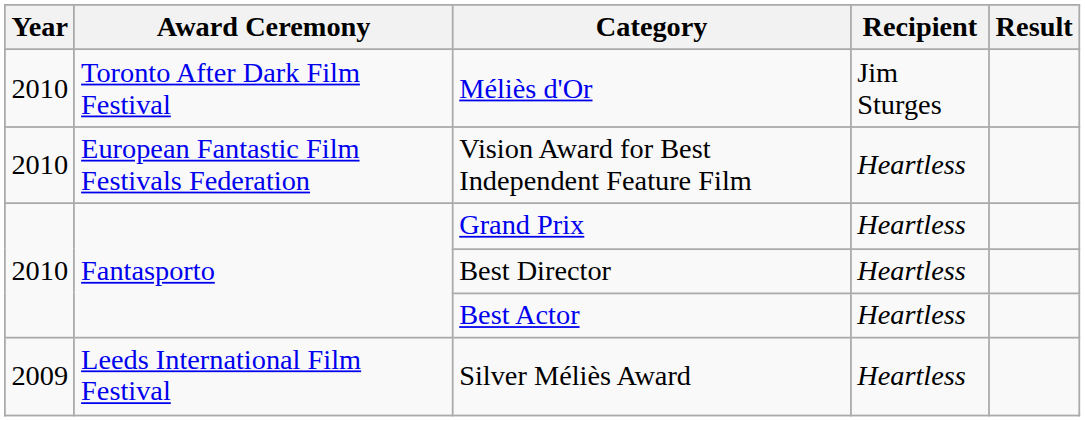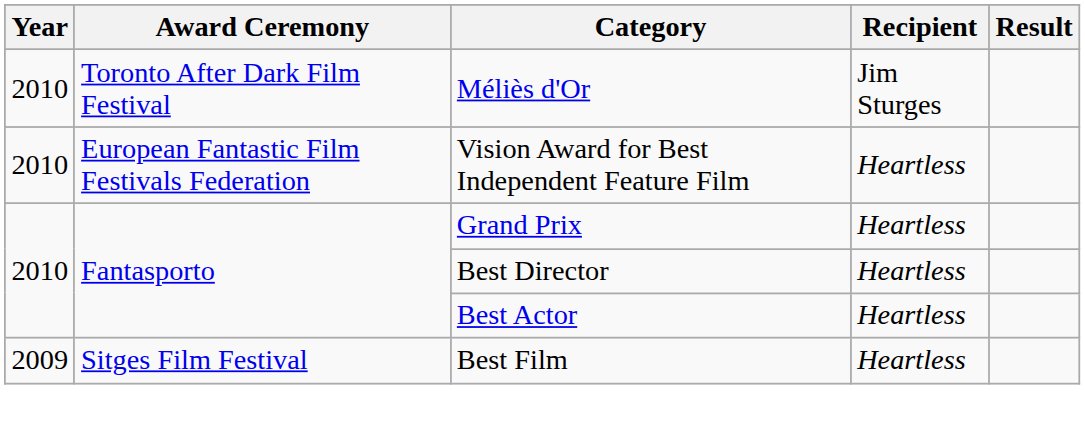- row: (575, 376)
+ row: (512, 360)
